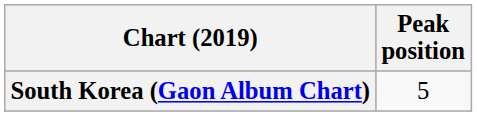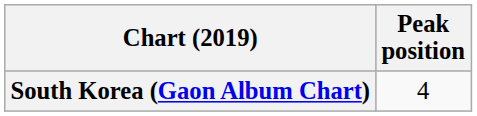(423, 90) 5 -> (423, 90) 4
